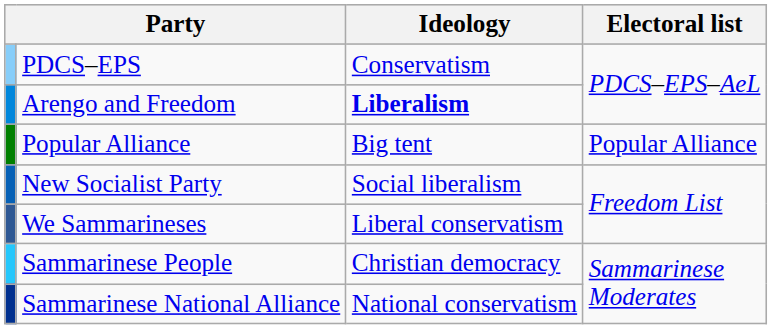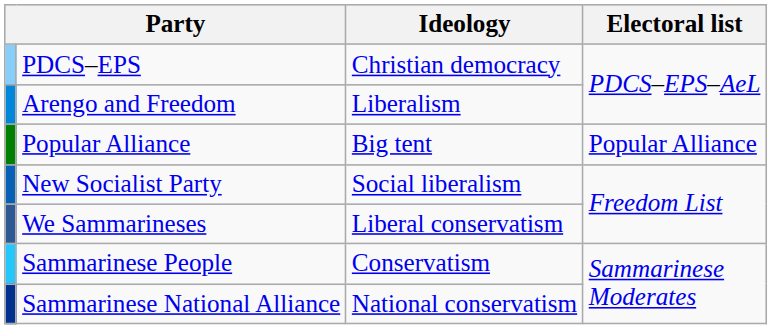(421, 64) Conservatism -> (456, 64) Christian democracy
(410, 104) bold -> (406, 104) normal
(456, 263) Christian democracy -> (421, 263) Conservatism
